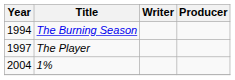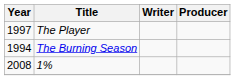rows swapped: (87, 30) <-> (63, 48)
(19, 65) 2004 -> (19, 65) 2008
